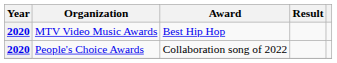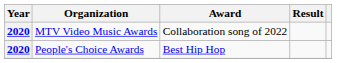(194, 31) Best Hip Hop -> (225, 31) Collaboration song of 2022
(225, 49) Collaboration song of 2022 -> (194, 49) Best Hip Hop
